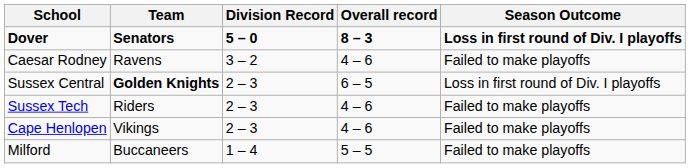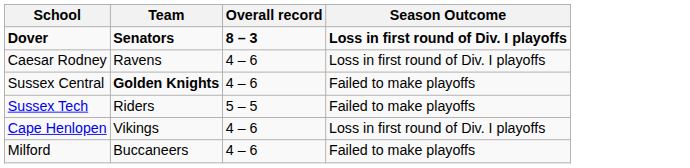- column: (280, 15)
(517, 60) Failed to make playoffs -> (437, 60) Loss in first round of Div. I playoffs
(357, 83) 6 – 5 -> (242, 83) 4 – 6
(552, 83) Loss in first round of Div. I playoffs -> (402, 83) Failed to make playoffs
(357, 106) 4 – 6 -> (242, 106) 5 – 5
(517, 128) Failed to make playoffs -> (437, 128) Loss in first round of Div. I playoffs
(357, 151) 5 – 5 -> (242, 151) 4 – 6
